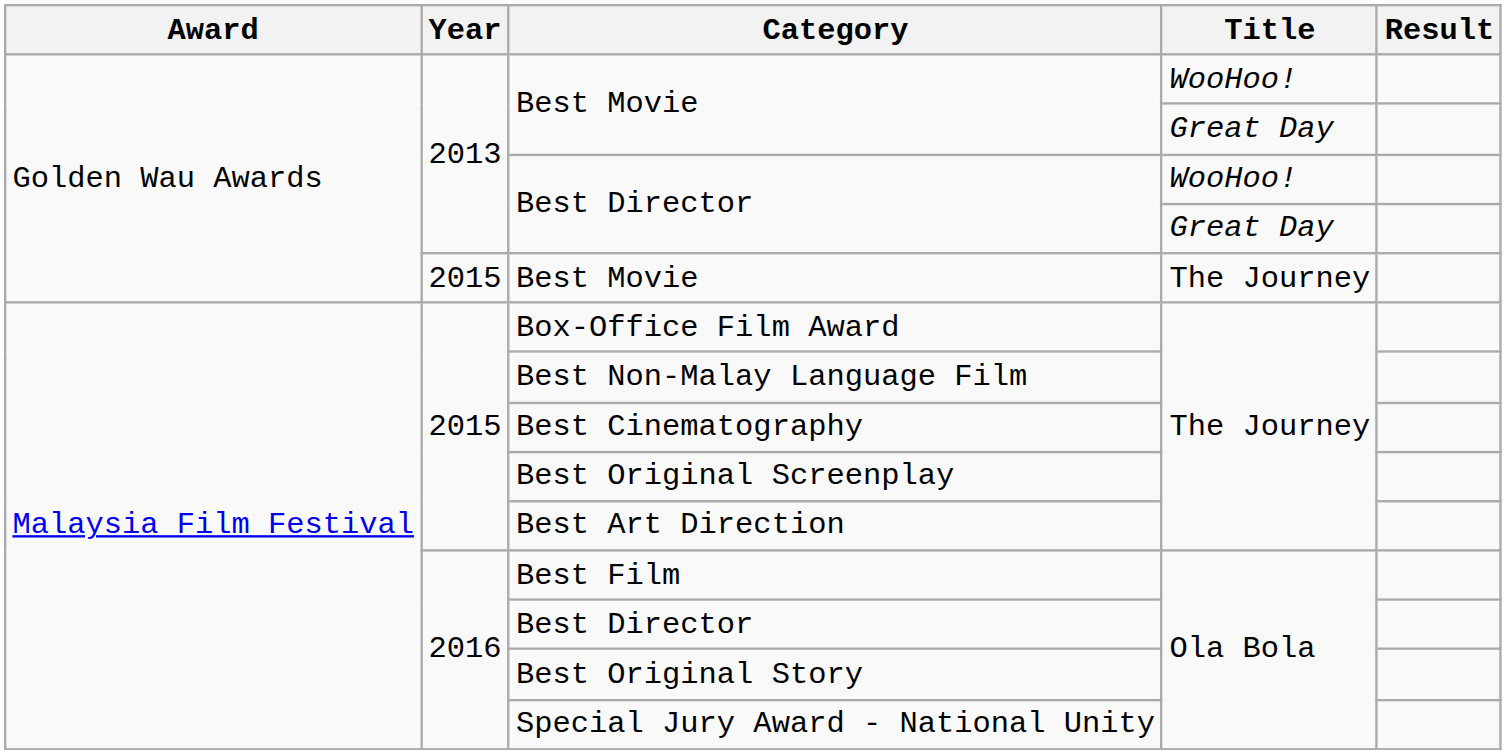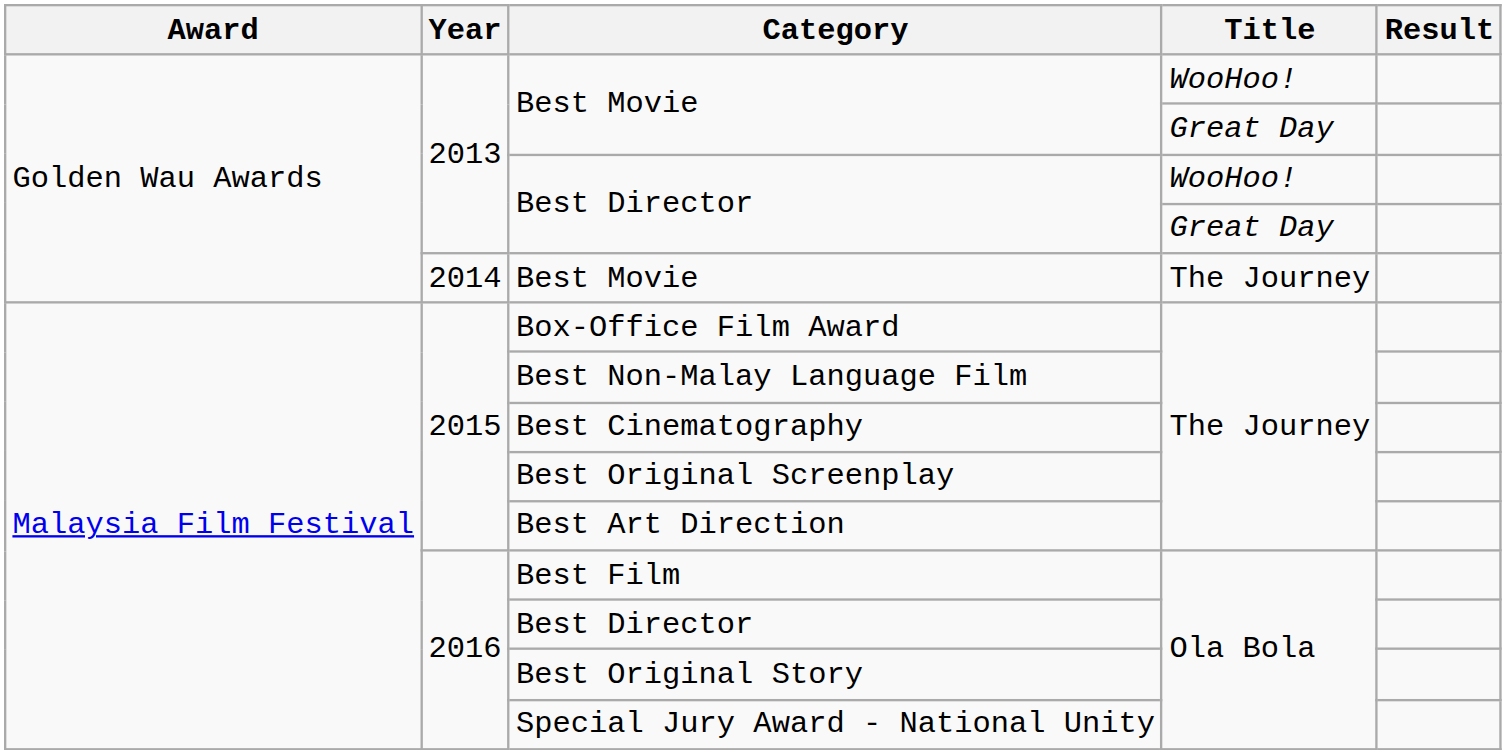(465, 278) 2015 -> (465, 278) 2014
